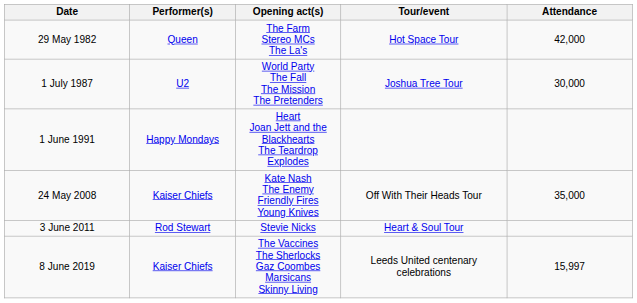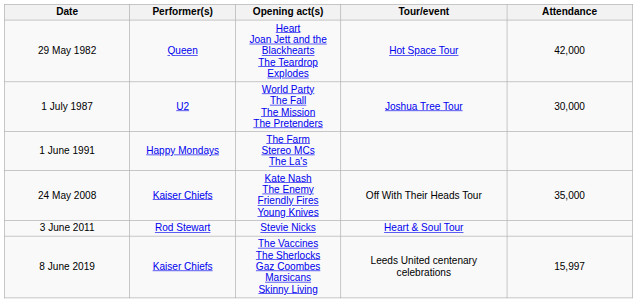(288, 39) The Farm Stereo MCs The La's -> (288, 51) Heart Joan Jett and the Blackhearts The Teardrop Explodes
(288, 139) Heart Joan Jett and the Blackhearts The Teardrop Explodes -> (288, 151) The Farm Stereo MCs The La's
